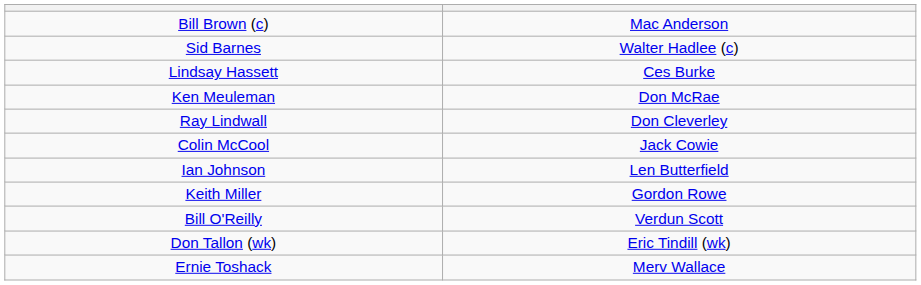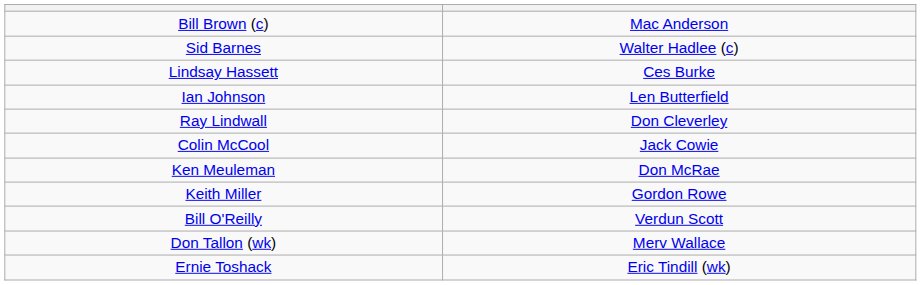rows swapped: (223, 169) <-> (223, 96)
(679, 242) Eric Tindill (wk) -> (679, 242) Merv Wallace
(679, 267) Merv Wallace -> (679, 267) Eric Tindill (wk)
